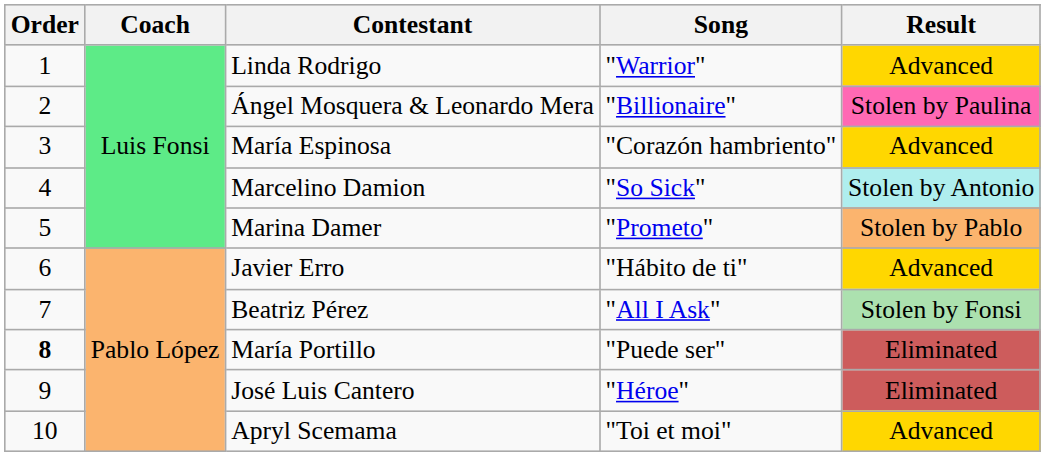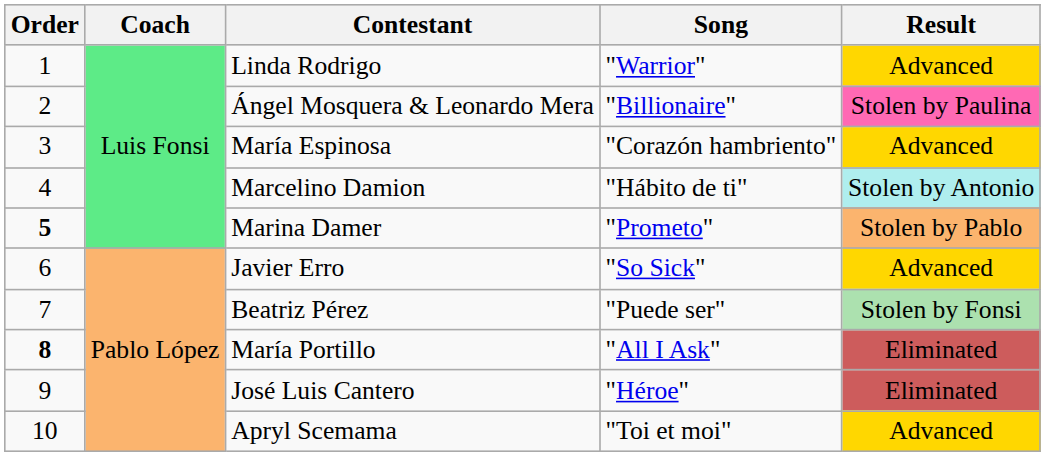(656, 187) "So Sick" -> (676, 187) "Hábito de ti"
(45, 227) normal -> (45, 227) bold
(676, 268) "Hábito de ti" -> (656, 268) "So Sick"
(663, 308) "All I Ask" -> (665, 308) "Puede ser"
(665, 349) "Puede ser" -> (663, 349) "All I Ask"
